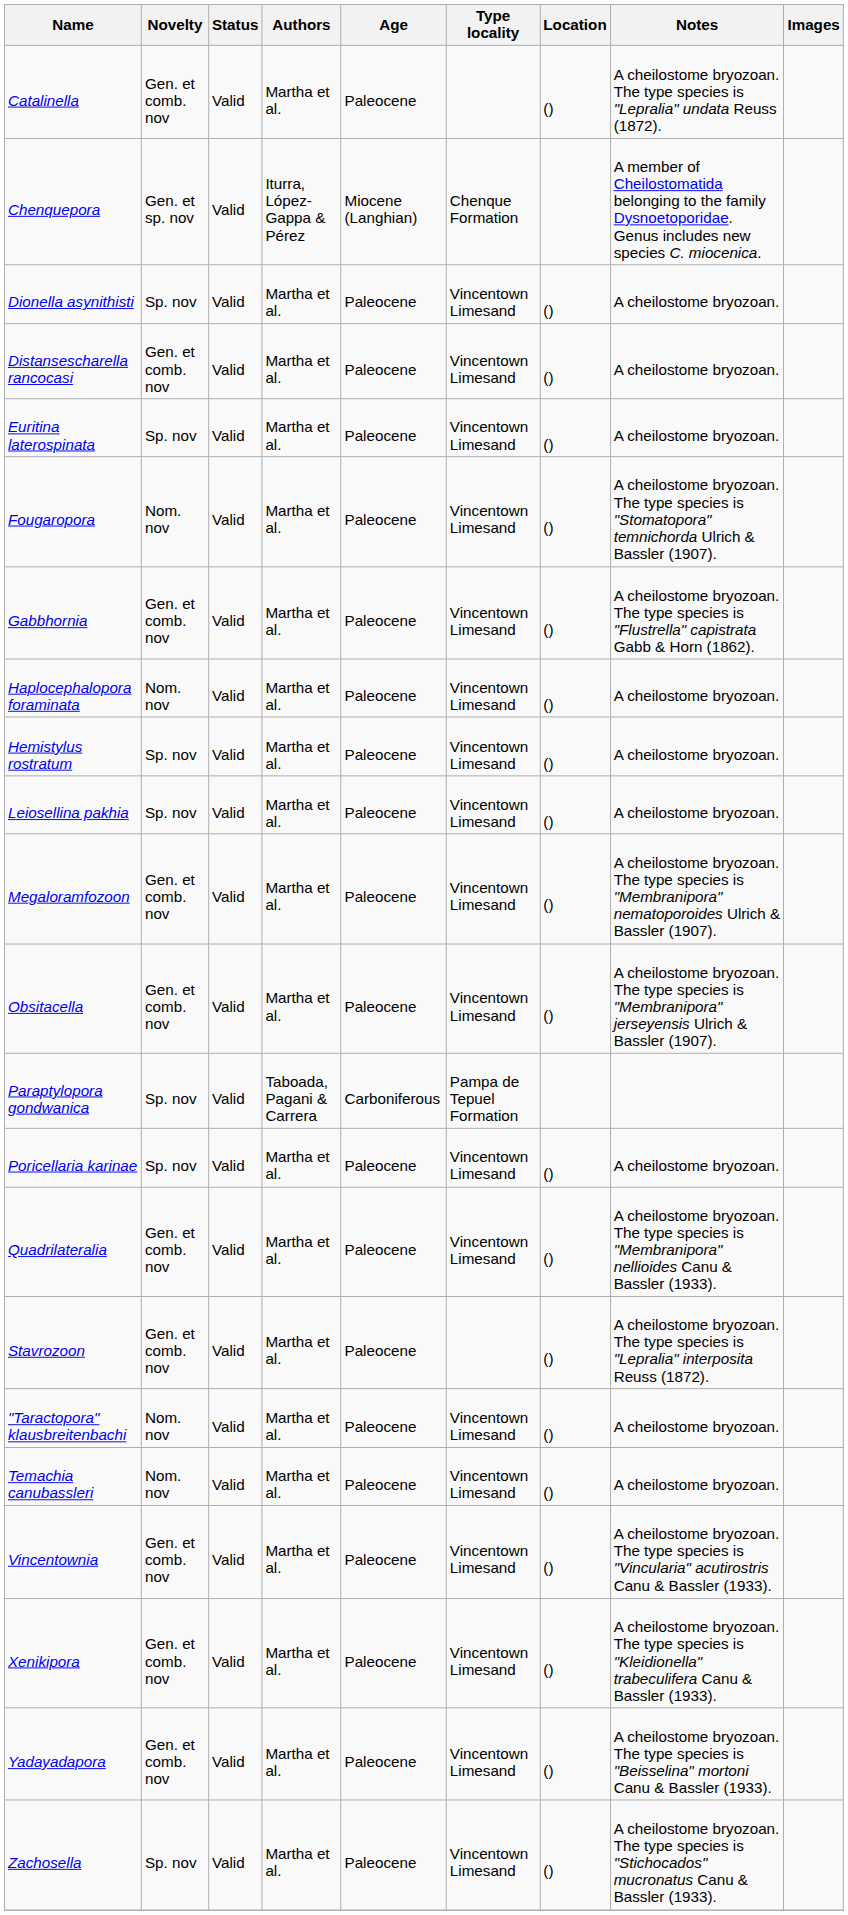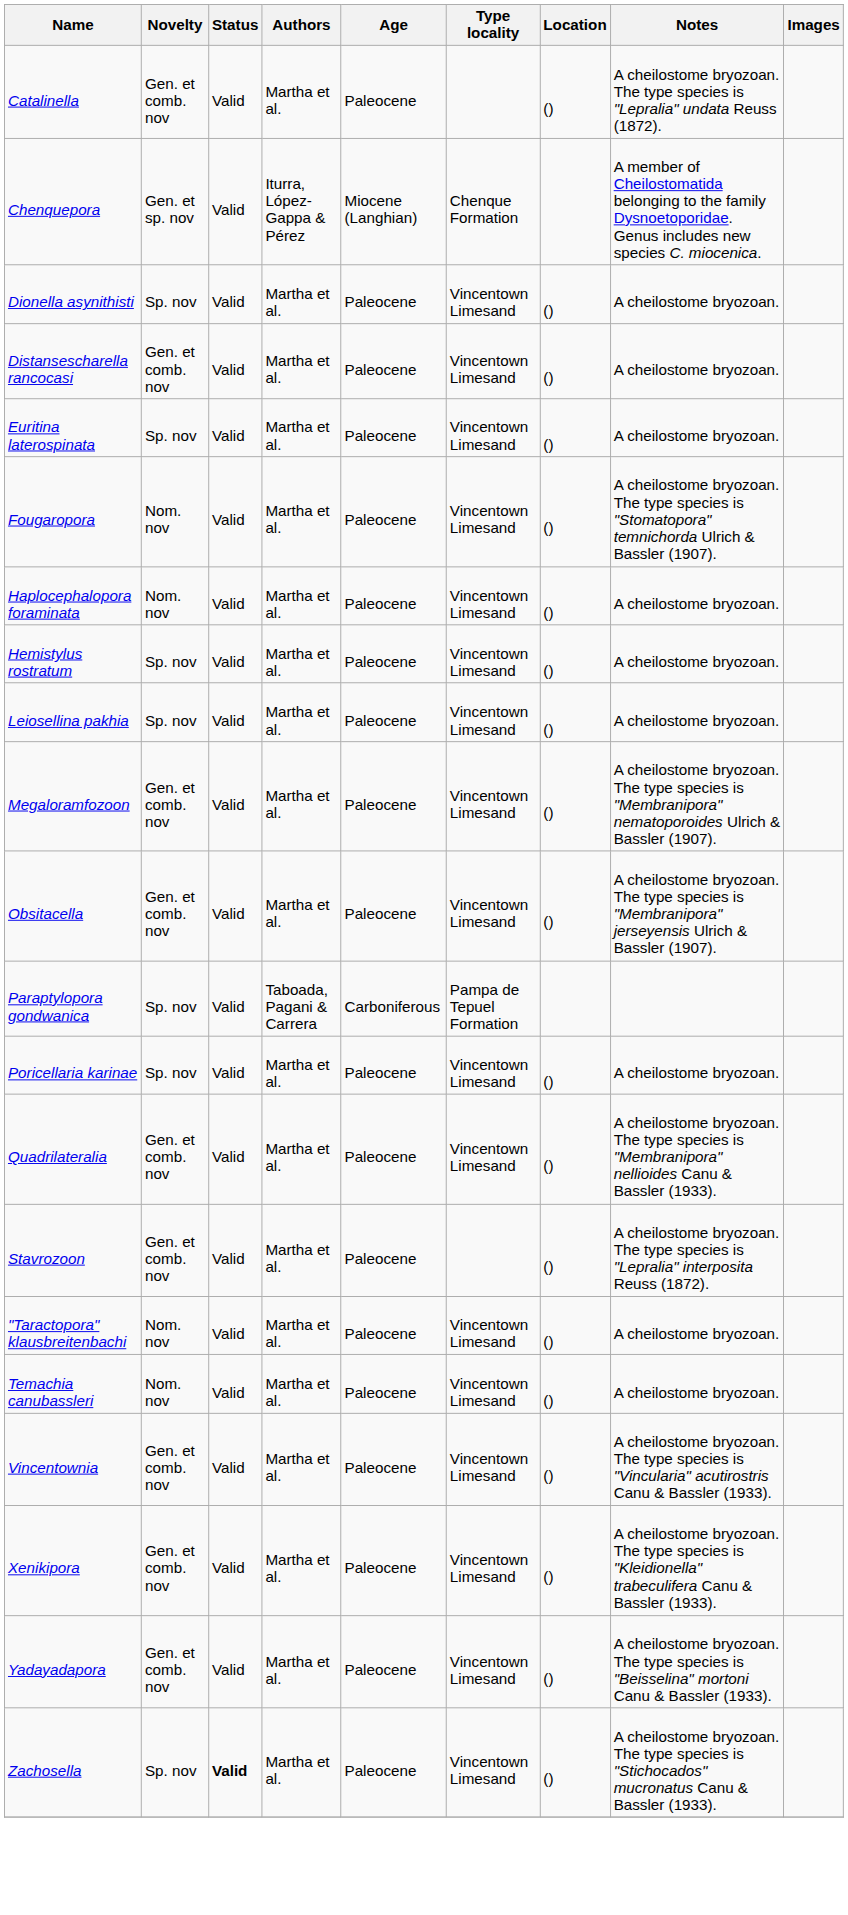- row: (48, 621)
(228, 1863) normal -> (230, 1771) bold
